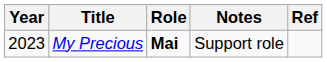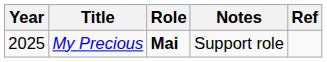(27, 43) 2023 -> (27, 43) 2025
